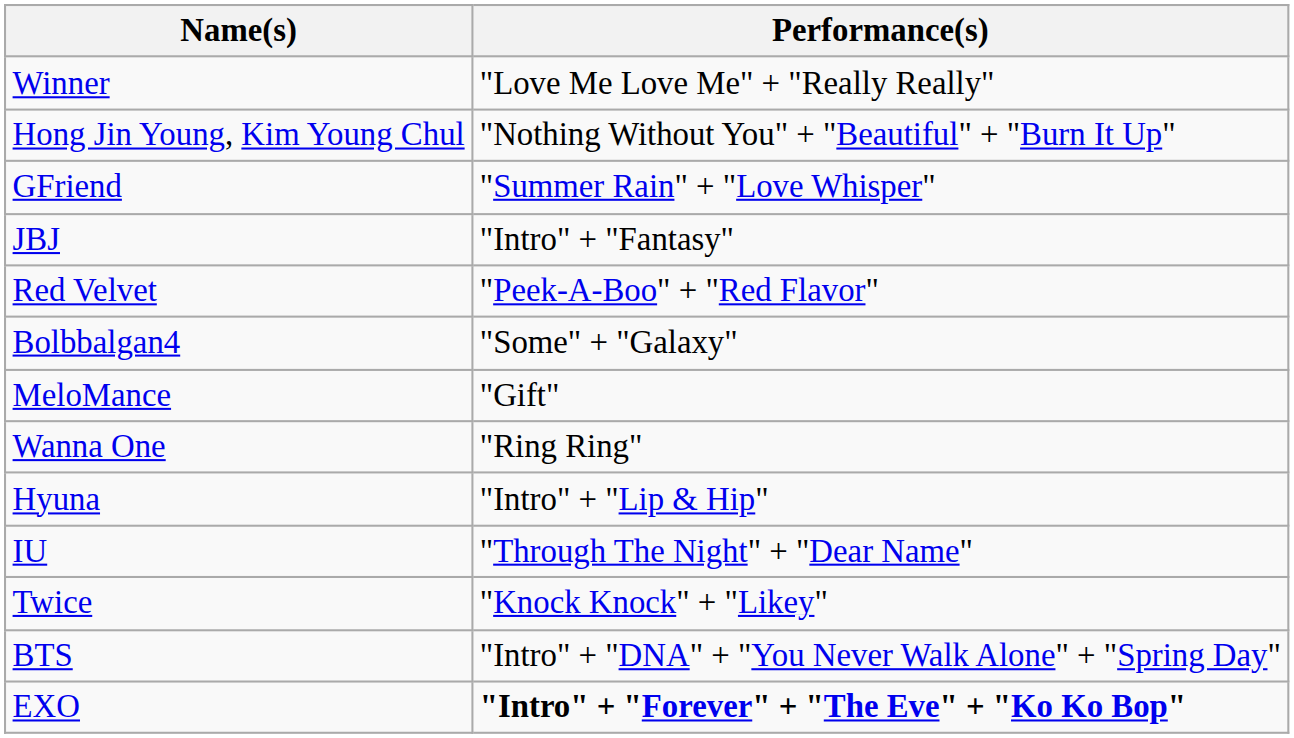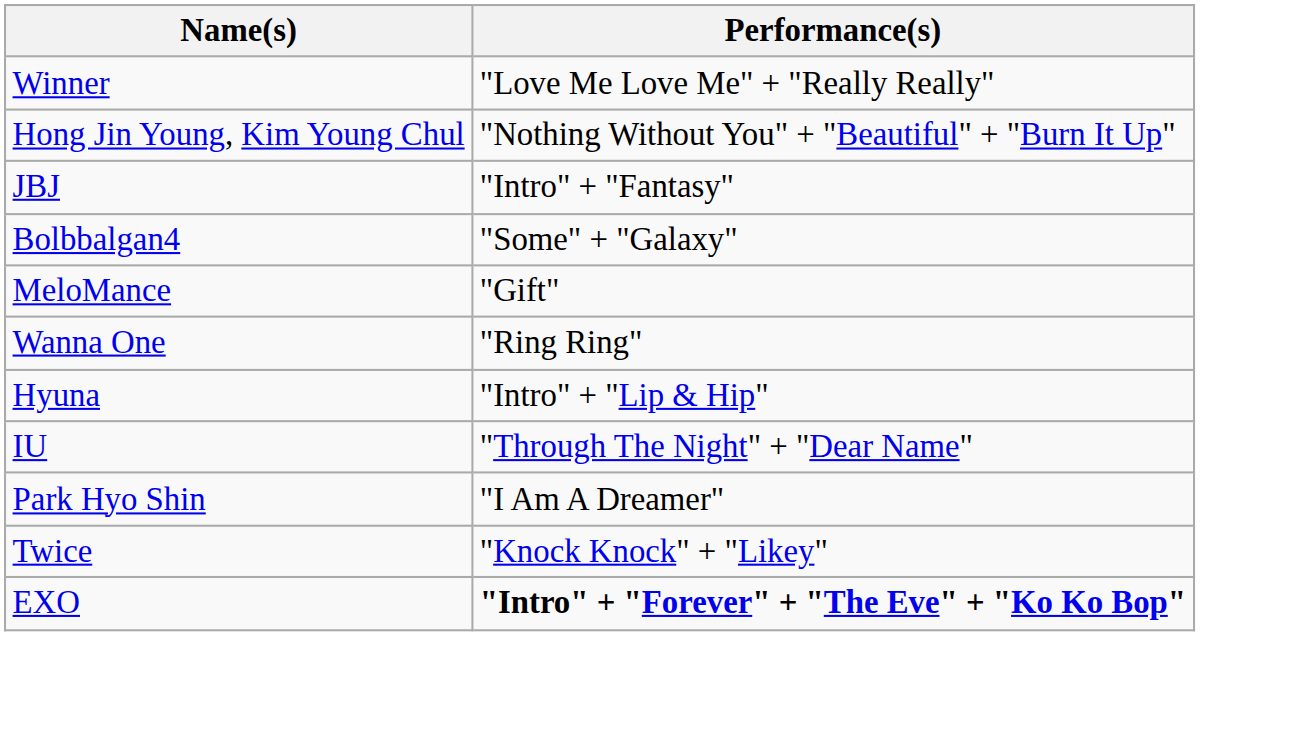- row: (67, 186)
- row: (85, 290)
+ row: (109, 498)
- row: (43, 654)
